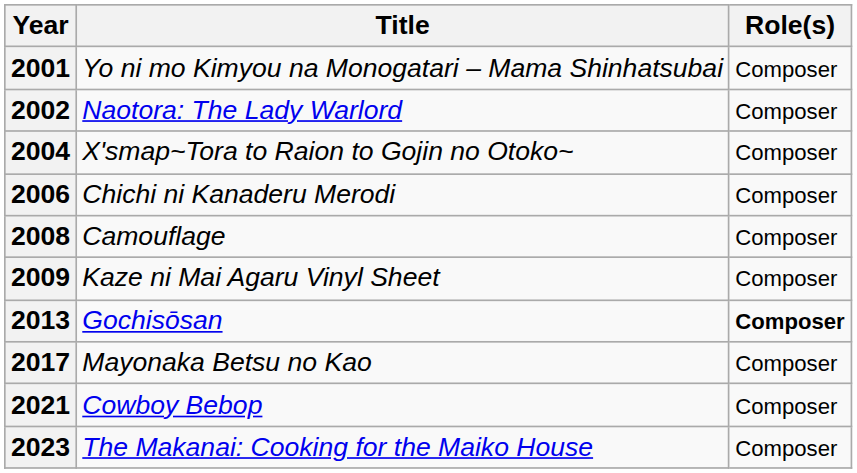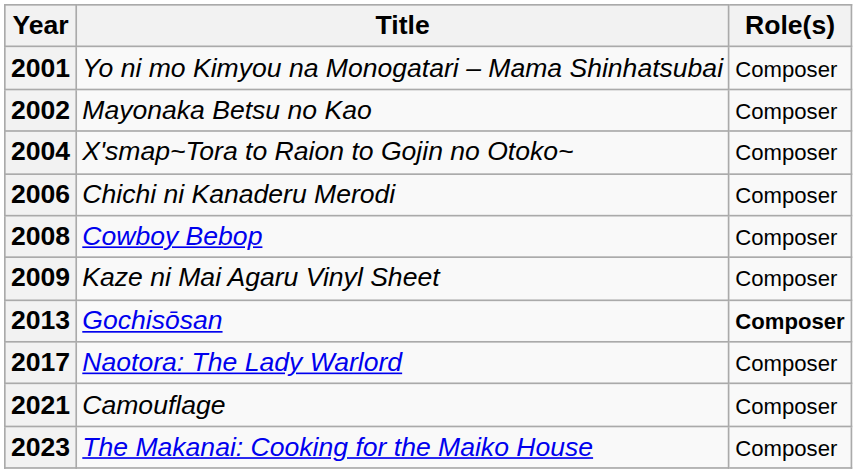(242, 109) Naotora: The Lady Warlord -> (227, 109) Mayonaka Betsu no Kao
(154, 236) Camouflage -> (172, 236) Cowboy Bebop
(227, 362) Mayonaka Betsu no Kao -> (242, 362) Naotora: The Lady Warlord
(172, 404) Cowboy Bebop -> (154, 404) Camouflage
